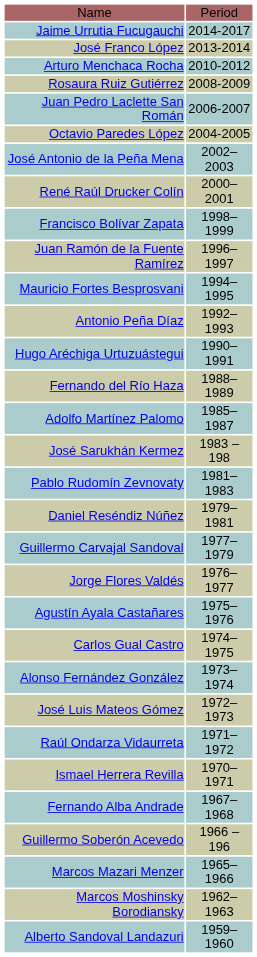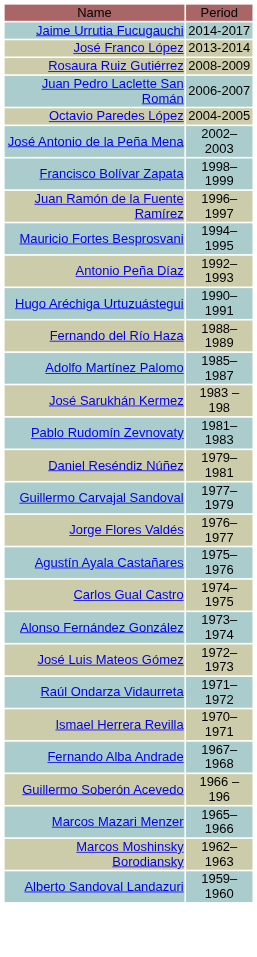- row: (114, 66)
- row: (112, 191)
